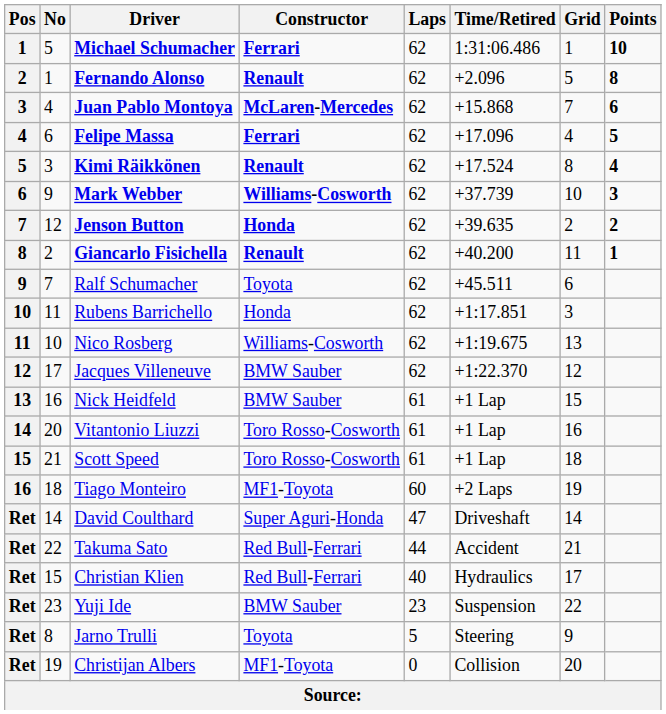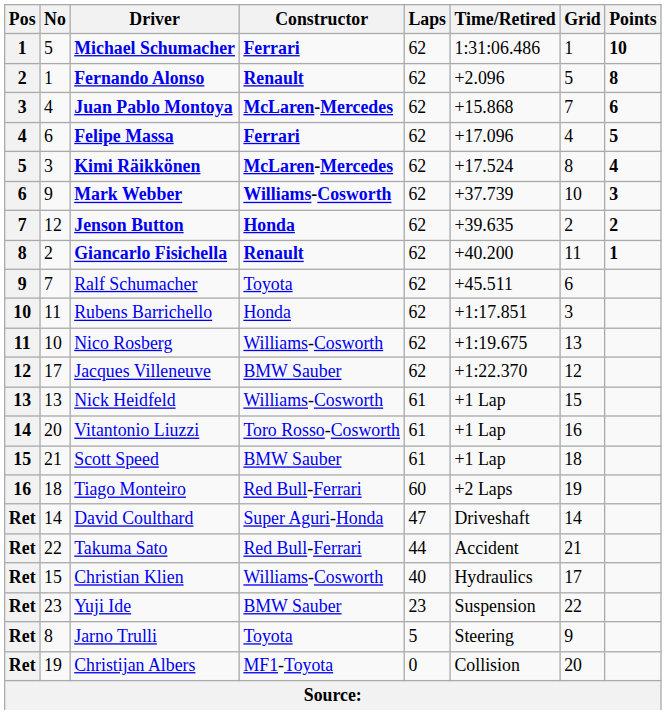(274, 165) Renault -> (318, 165) McLaren-Mercedes
(53, 400) 16 -> (53, 400) 13
(292, 400) BMW Sauber -> (313, 400) Williams-Cosworth
(322, 459) Toro Rosso-Cosworth -> (292, 459) BMW Sauber
(288, 489) MF1-Toyota -> (303, 489) Red Bull-Ferrari
(303, 577) Red Bull-Ferrari -> (313, 577) Williams-Cosworth
